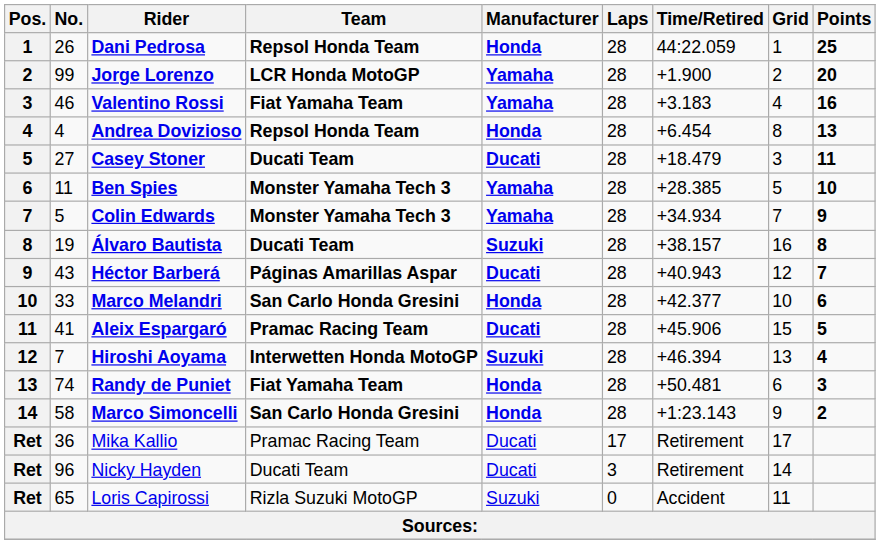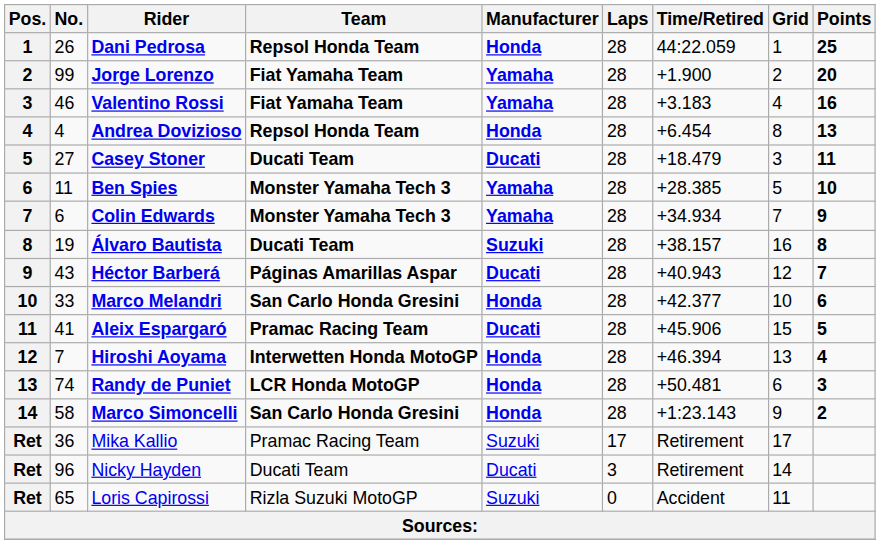(335, 75) LCR Honda MotoGP -> (326, 75) Fiat Yamaha Team
(59, 216) 5 -> (59, 216) 6
(515, 357) Suzuki -> (514, 357) Honda
(326, 385) Fiat Yamaha Team -> (335, 385) LCR Honda MotoGP
(511, 441) Ducati -> (513, 441) Suzuki
